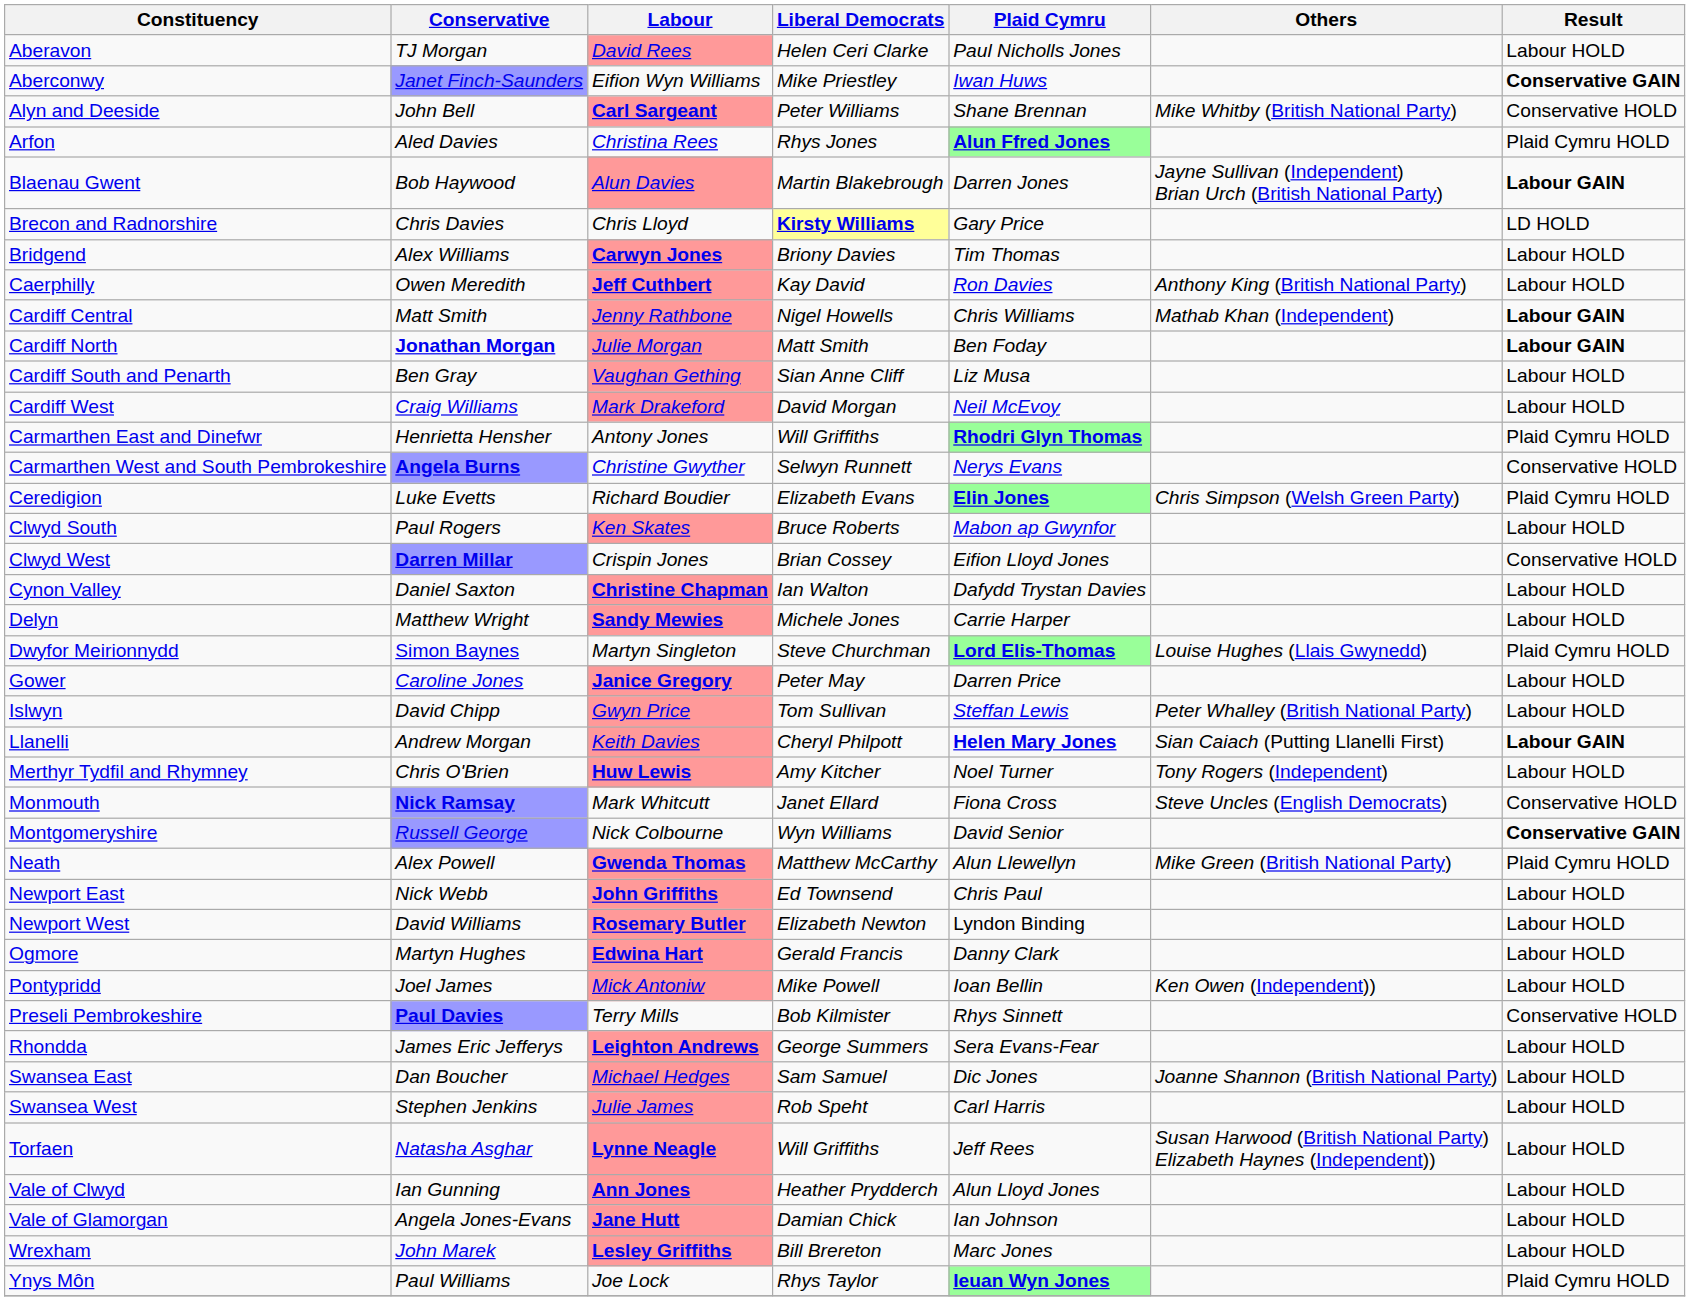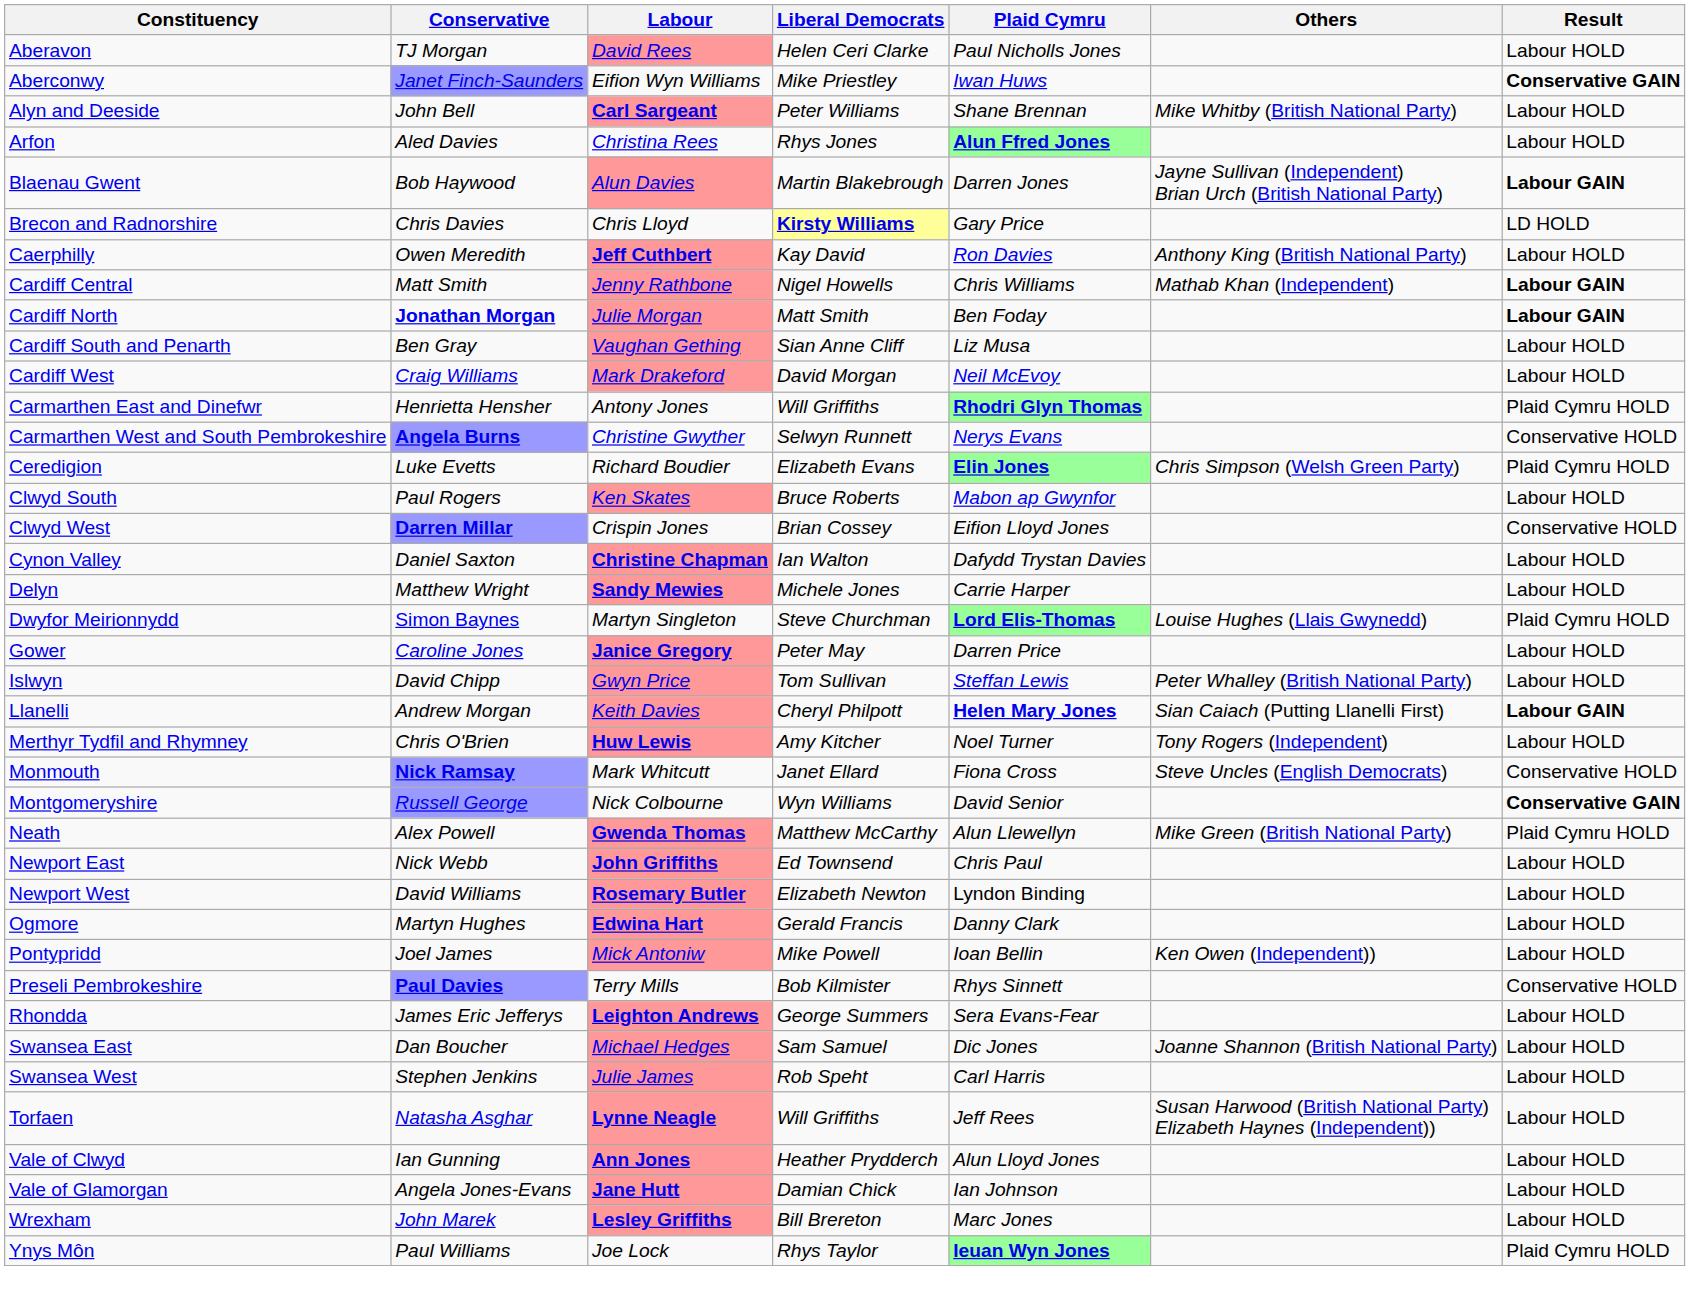(1592, 111) Conservative HOLD -> (1566, 111) Labour HOLD
(1588, 141) Plaid Cymru HOLD -> (1566, 141) Labour HOLD
- row: (47, 254)
